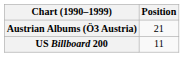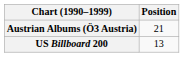(159, 44) 11 -> (159, 44) 13
